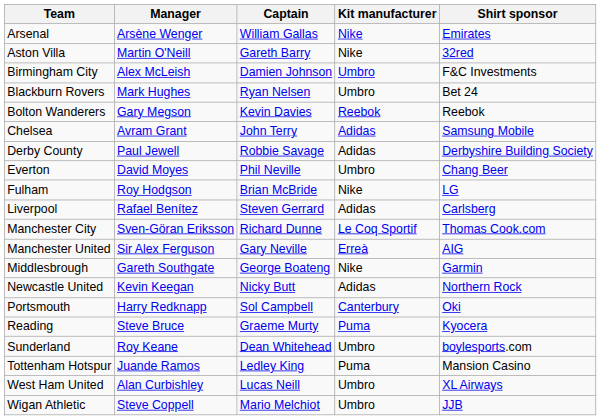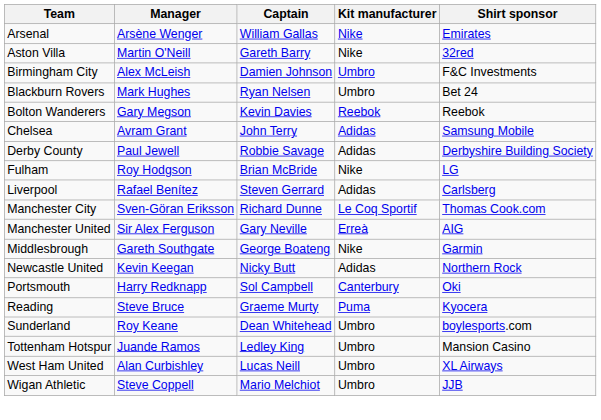- row: (28, 170)
(354, 365) Puma -> (356, 346) Umbro
